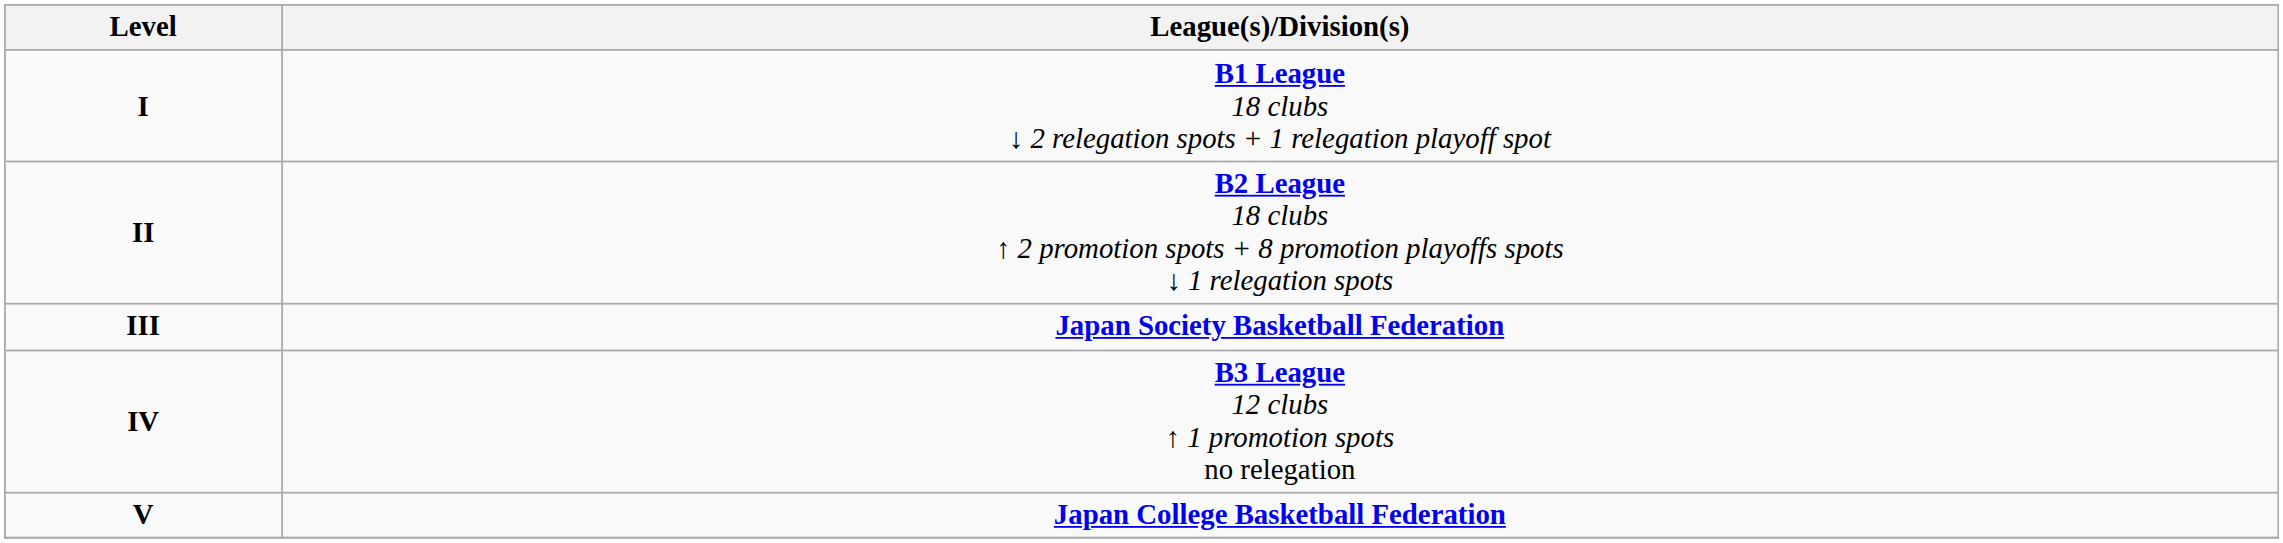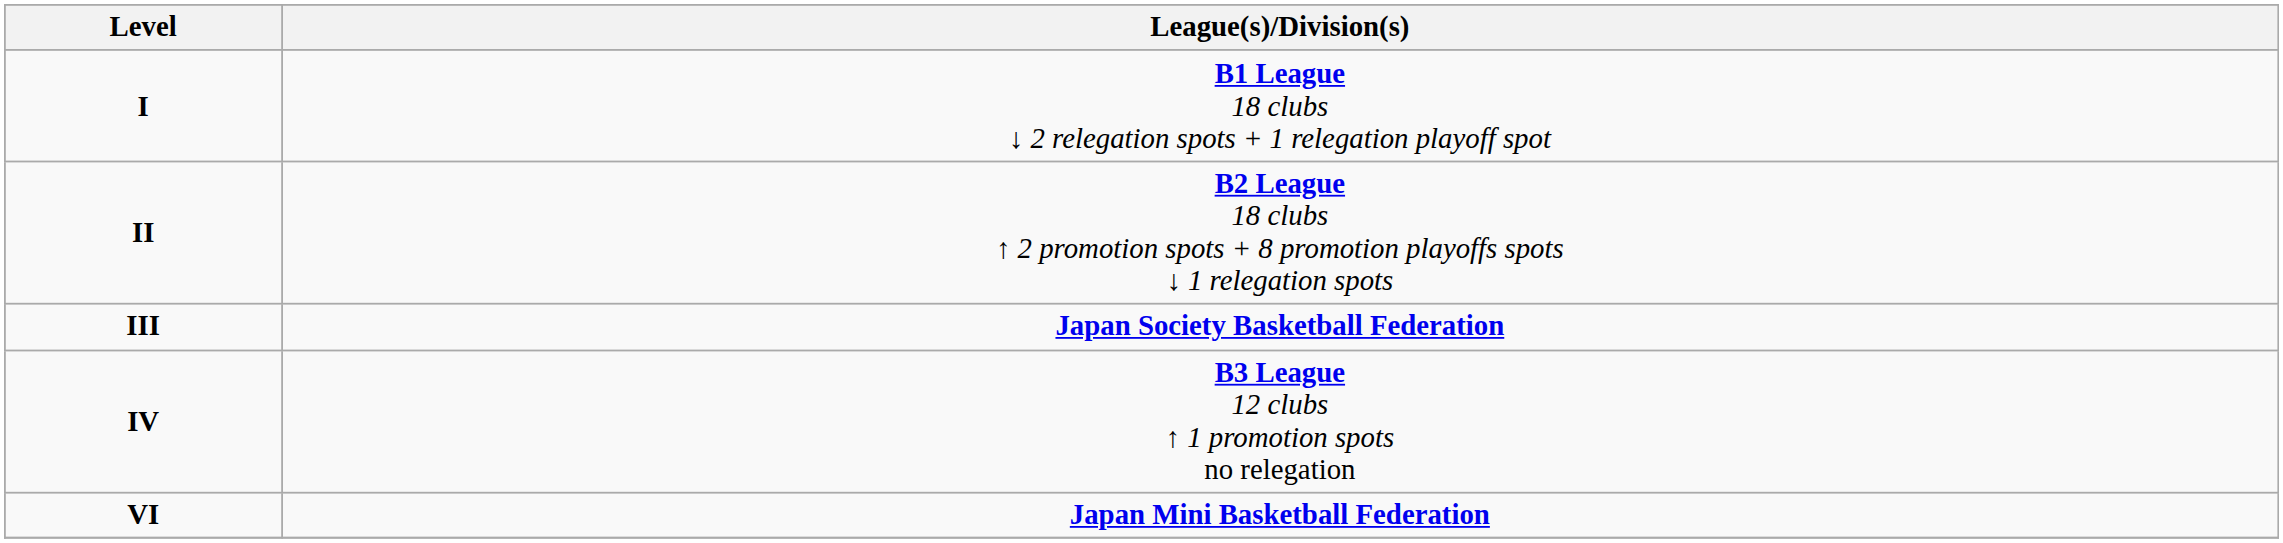- row: (143, 514)
+ row: (143, 514)
